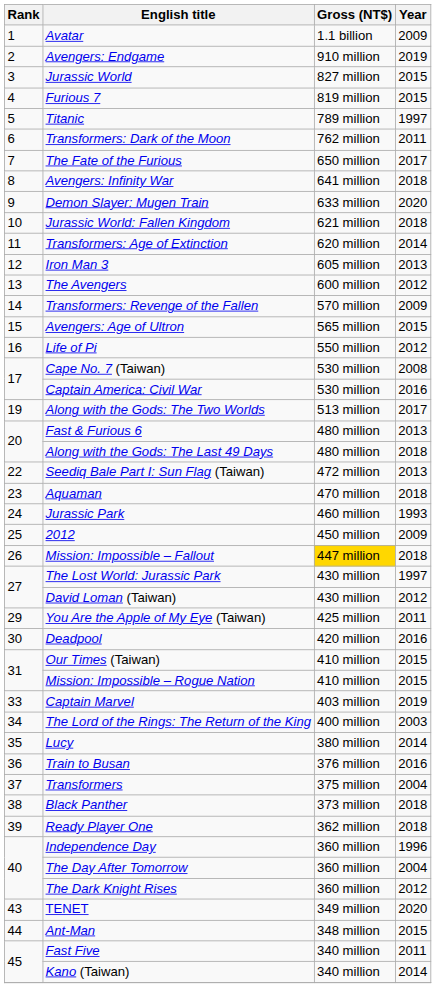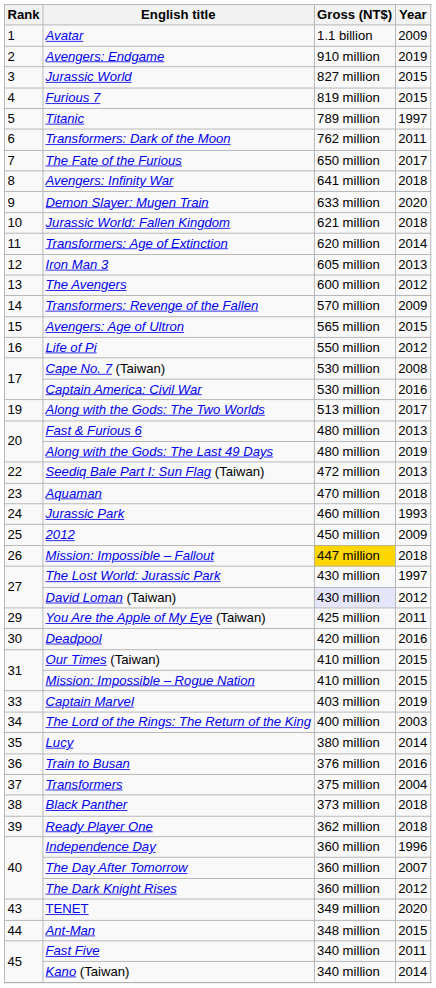(413, 451) 2018 -> (413, 451) 2019
(348, 597) no background -> (348, 597) lavender background
(413, 868) 2004 -> (413, 868) 2007
